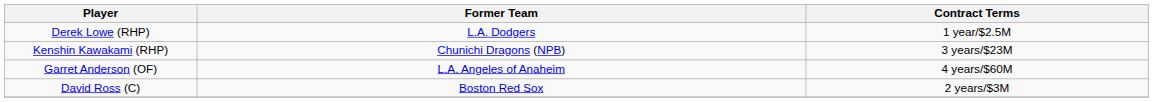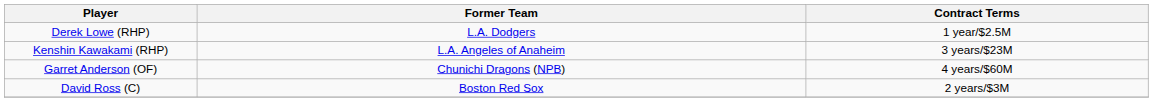(501, 50) Chunichi Dragons (NPB) -> (501, 50) L.A. Angeles of Anaheim
(501, 69) L.A. Angeles of Anaheim -> (501, 69) Chunichi Dragons (NPB)
